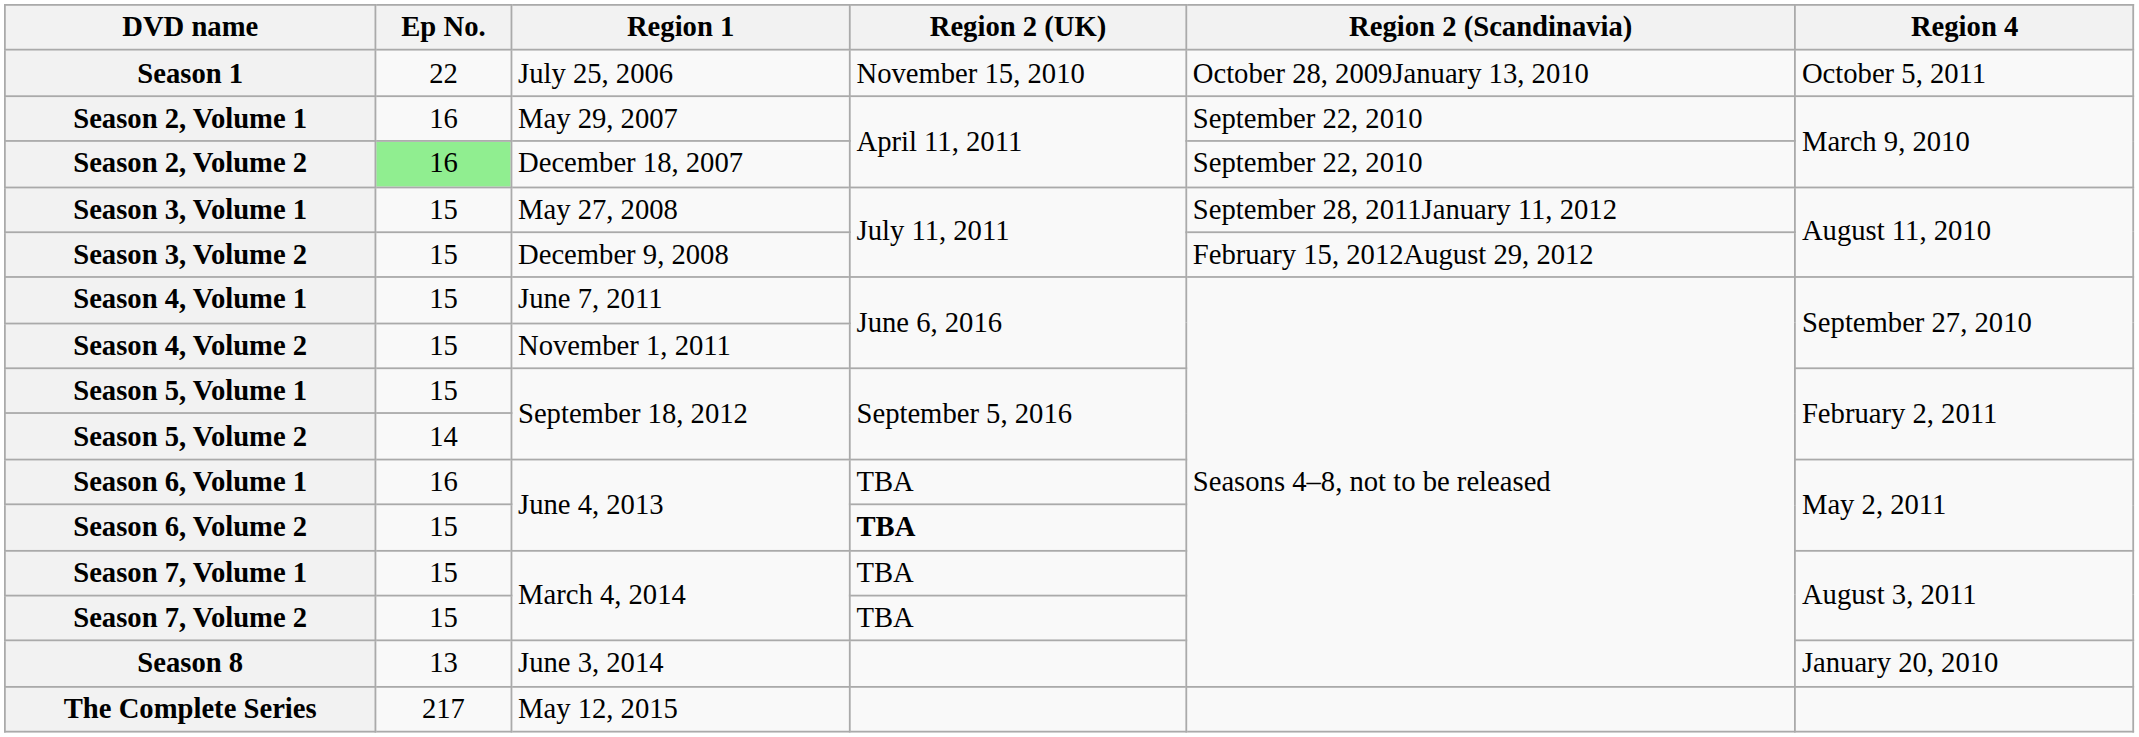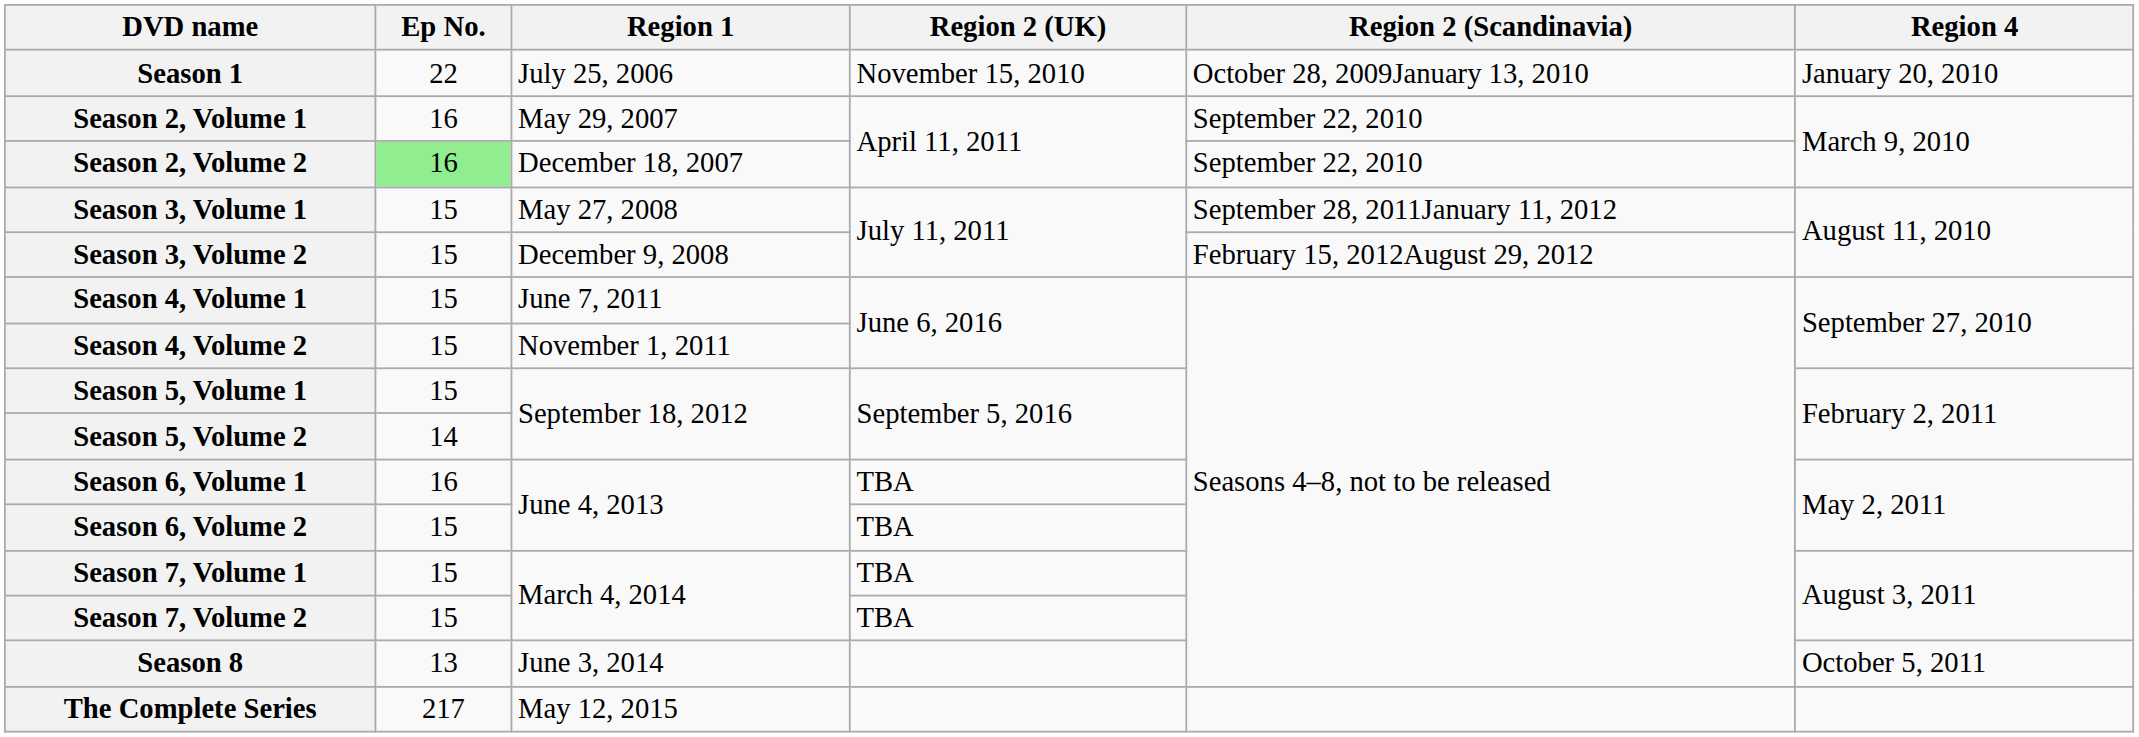(1894, 72) October 5, 2011 -> (1900, 72) January 20, 2010
(886, 526) bold -> (885, 526) normal
(1900, 663) January 20, 2010 -> (1894, 663) October 5, 2011
